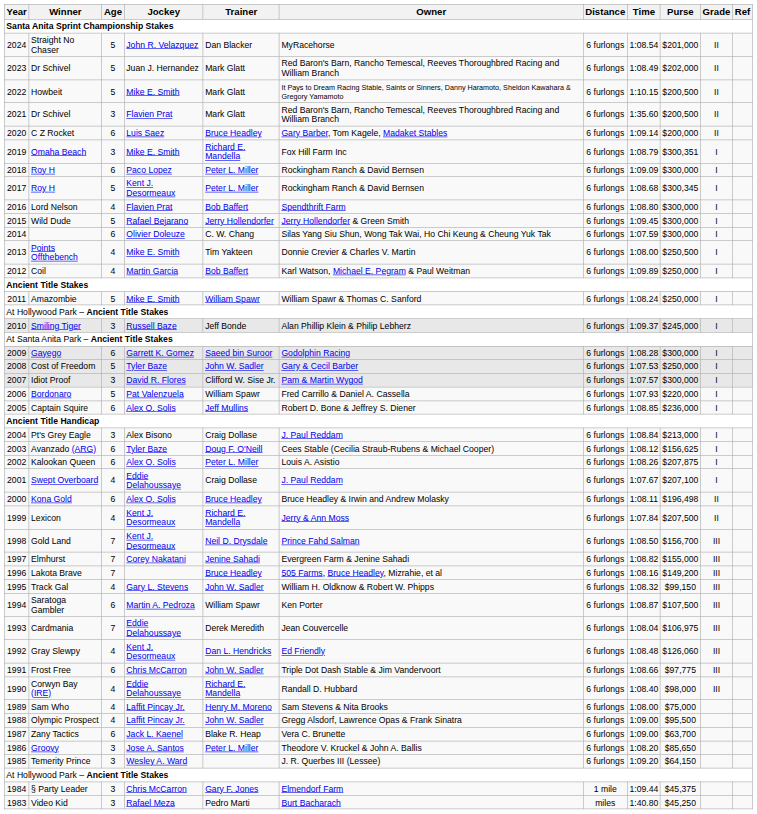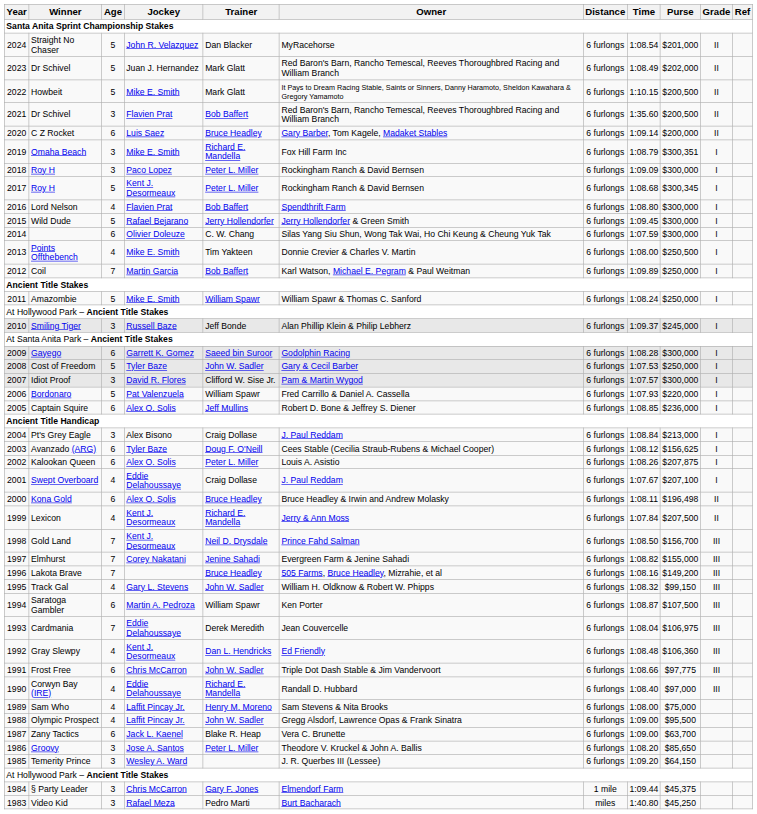(225, 115) Mark Glatt -> (227, 115) Bob Baffert
(113, 170) 6 -> (113, 170) 3
(113, 271) 4 -> (113, 271) 7
(680, 651) $126,060 -> (680, 651) $106,360
(680, 688) $98,000 -> (680, 688) $97,000
